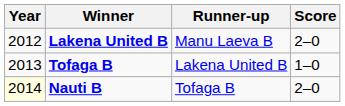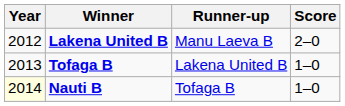(307, 88) 2–0 -> (307, 88) 1–0
